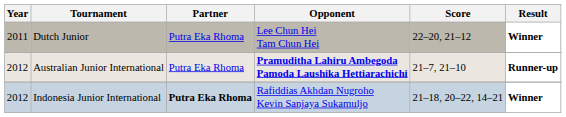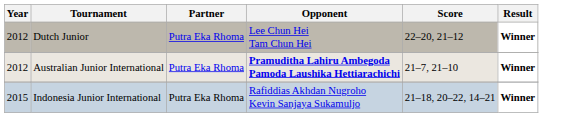(18, 37) 2011 -> (18, 37) 2012
(533, 67) Runner-up -> (518, 67) Winner
(18, 97) 2012 -> (18, 97) 2015
(210, 97) bold -> (206, 97) normal
